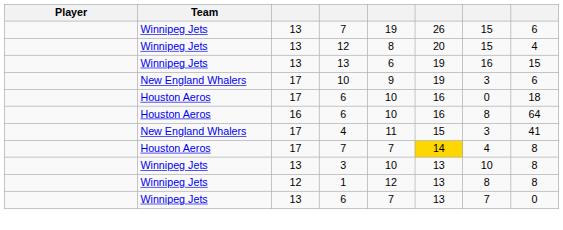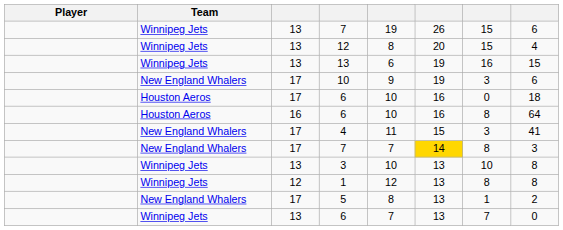(176, 149) Houston Aeros -> (193, 149) New England Whalers
(487, 149) 4 -> (487, 149) 8
(535, 149) 8 -> (535, 149) 3
+ row: (295, 200)
